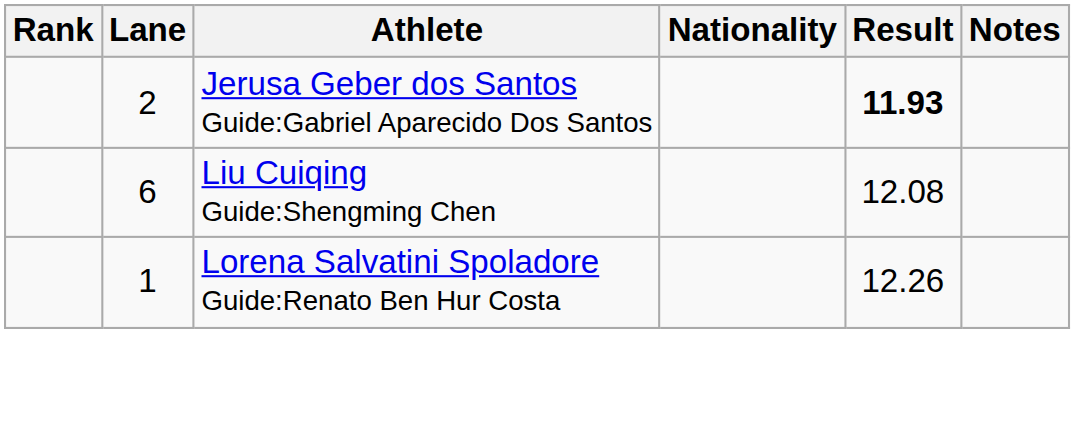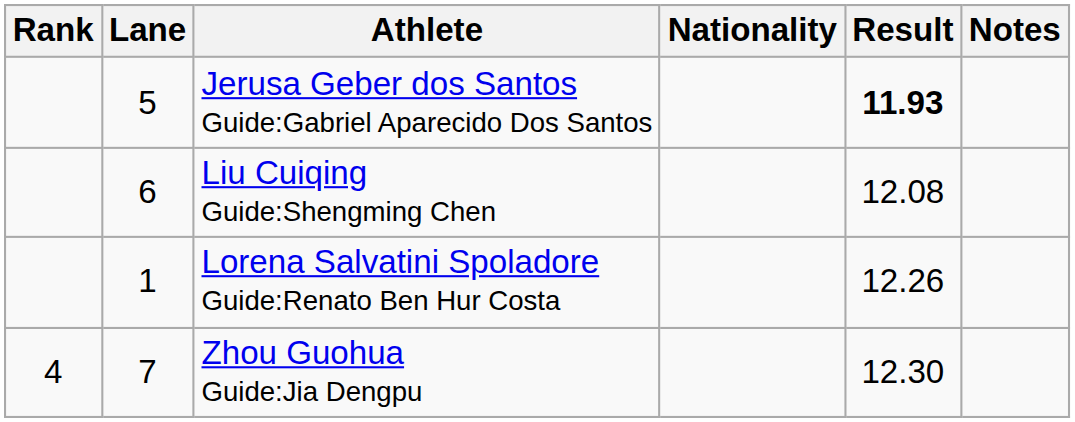(148, 101) 2 -> (148, 101) 5
+ row: (312, 371)
